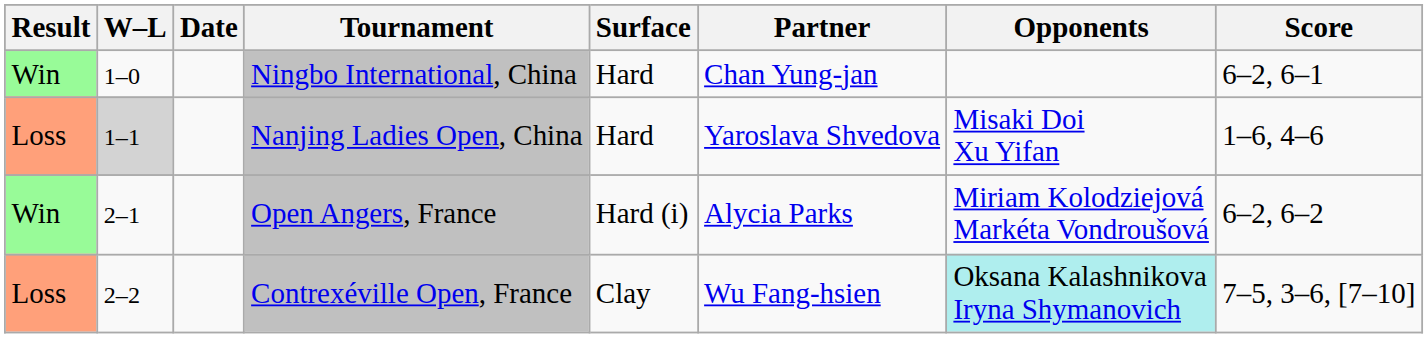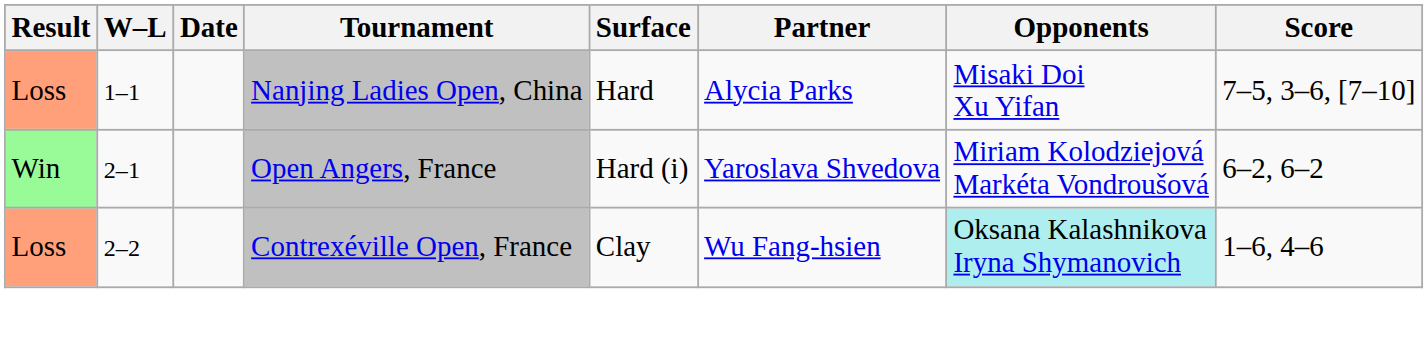- row: (414, 73)
(122, 137) lightgrey background -> (122, 91) no background
(822, 135) Yaroslava Shvedova -> (778, 89) Alycia Parks
(1273, 135) 1–6, 4–6 -> (1319, 89) 7–5, 3–6, [7–10]
(778, 214) Alycia Parks -> (822, 168) Yaroslava Shvedova
(1319, 292) 7–5, 3–6, [7–10] -> (1273, 246) 1–6, 4–6
